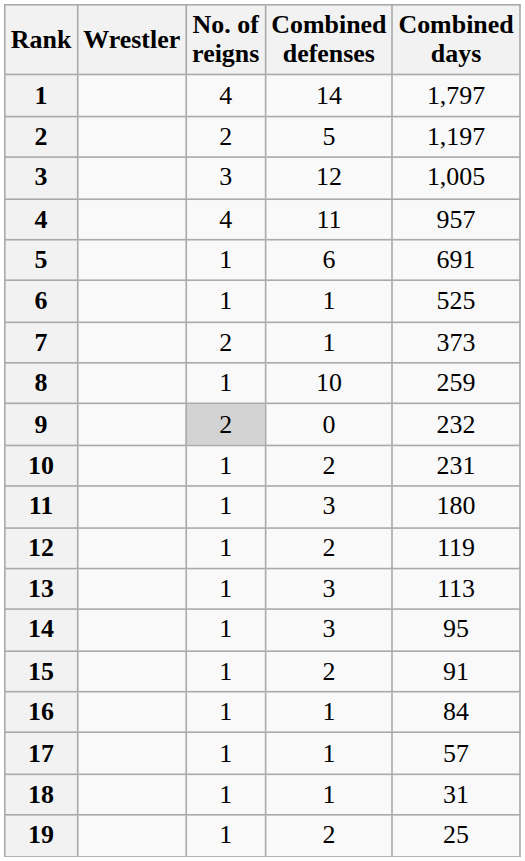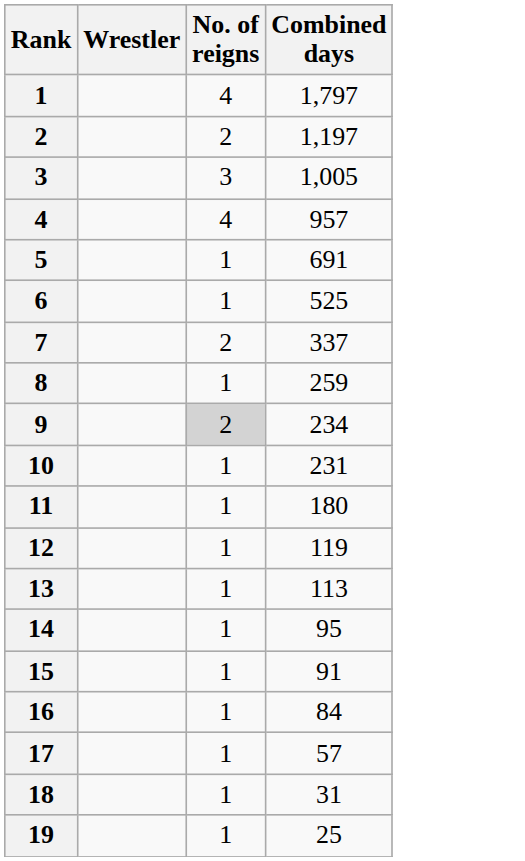- column: (329, 39)
(456, 341) 373 -> (329, 341) 337
(456, 424) 232 -> (329, 424) 234
